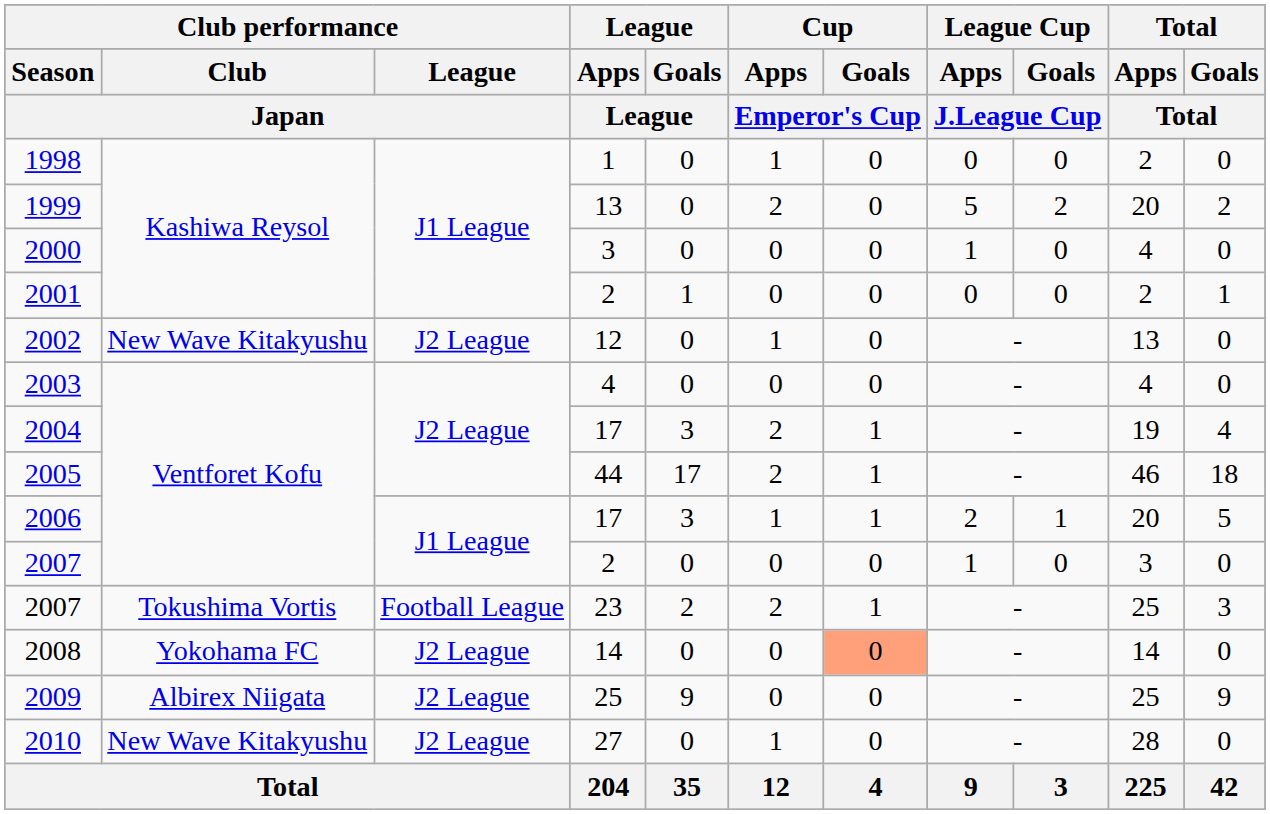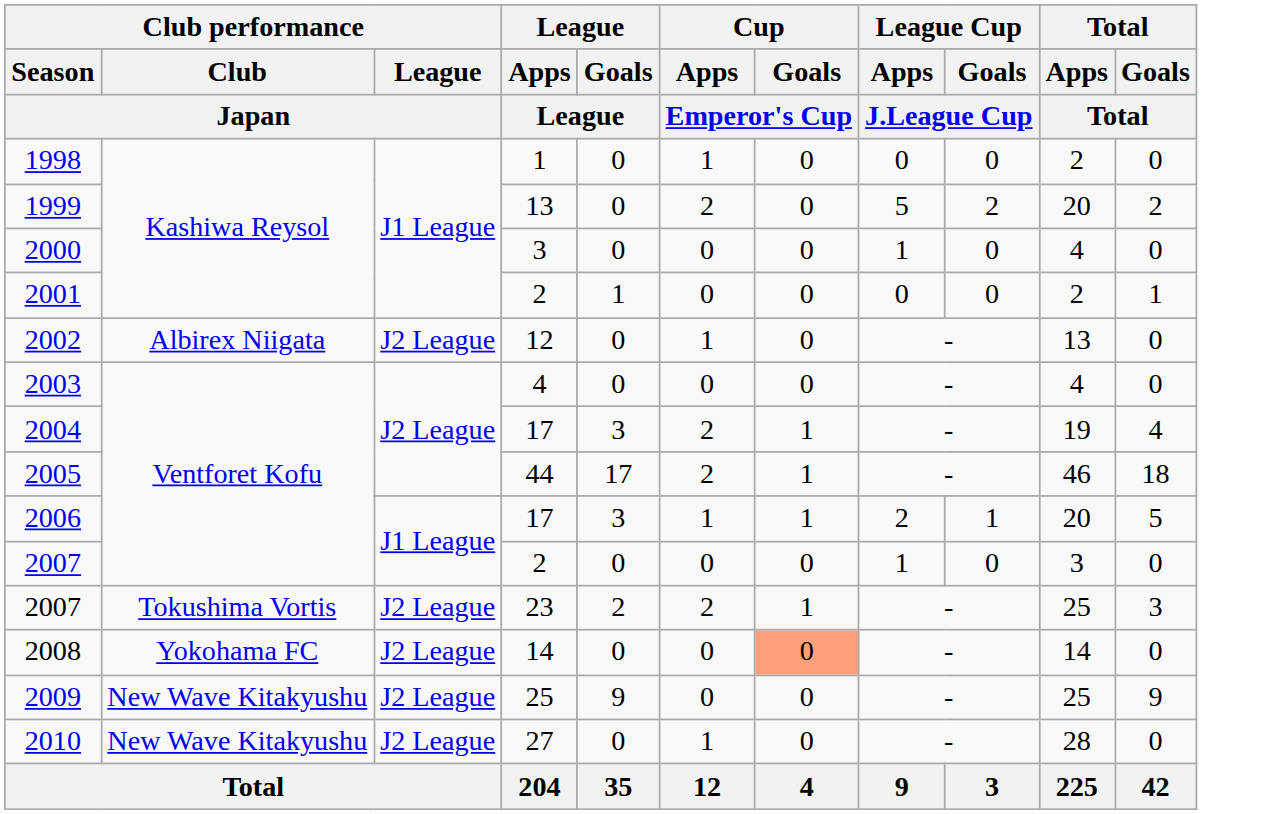(237, 339) New Wave Kitakyushu -> (237, 339) Albirex Niigata
(472, 607) Football League -> (438, 607) J2 League
(237, 696) Albirex Niigata -> (237, 696) New Wave Kitakyushu
